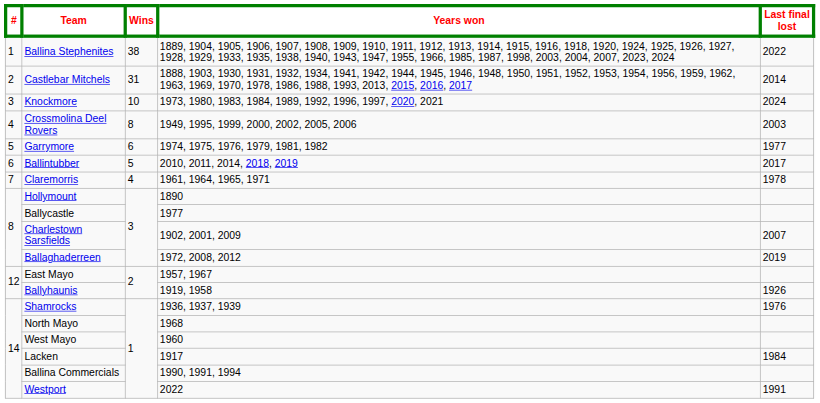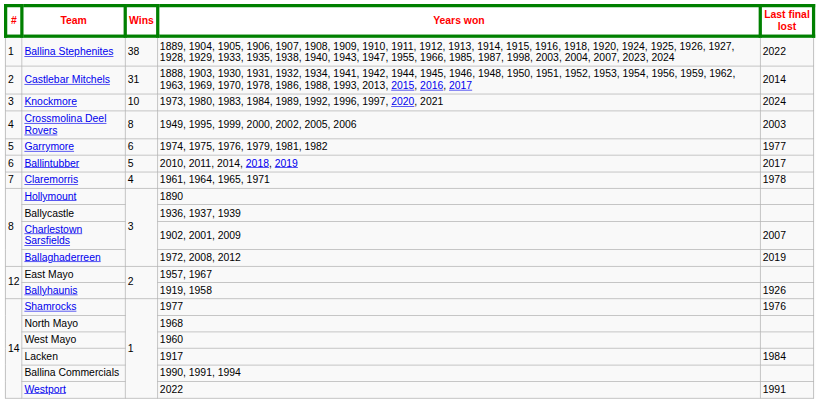(171, 213) 1977 -> (200, 213) 1936, 1937, 1939
(200, 307) 1936, 1937, 1939 -> (171, 307) 1977
